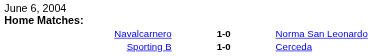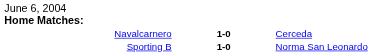(322, 34) Norma San Leonardo -> (294, 34) Cerceda
(294, 47) Cerceda -> (322, 47) Norma San Leonardo
